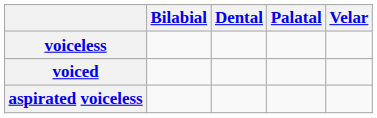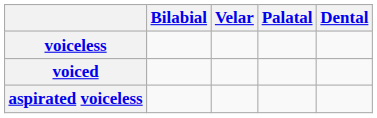columns swapped: (239, 17) <-> (349, 17)
